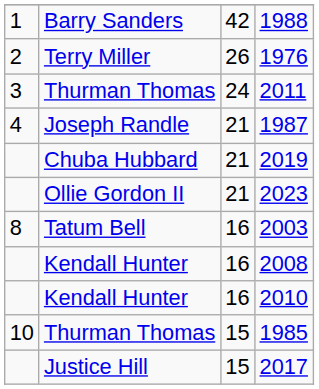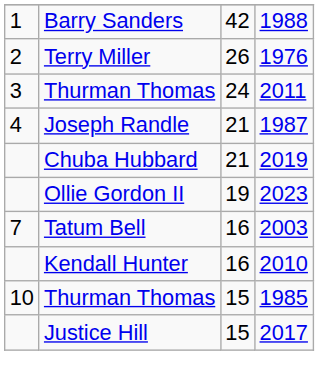(237, 194) 21 -> (237, 194) 19
(16, 228) 8 -> (16, 228) 7
- row: (284, 263)
